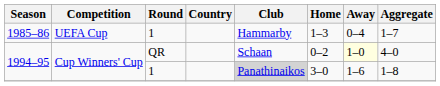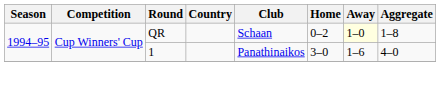- row: (28, 33)
(389, 52) 4–0 -> (389, 33) 1–8
(271, 71) lightgrey background -> (271, 52) no background
(389, 71) 1–8 -> (389, 52) 4–0
